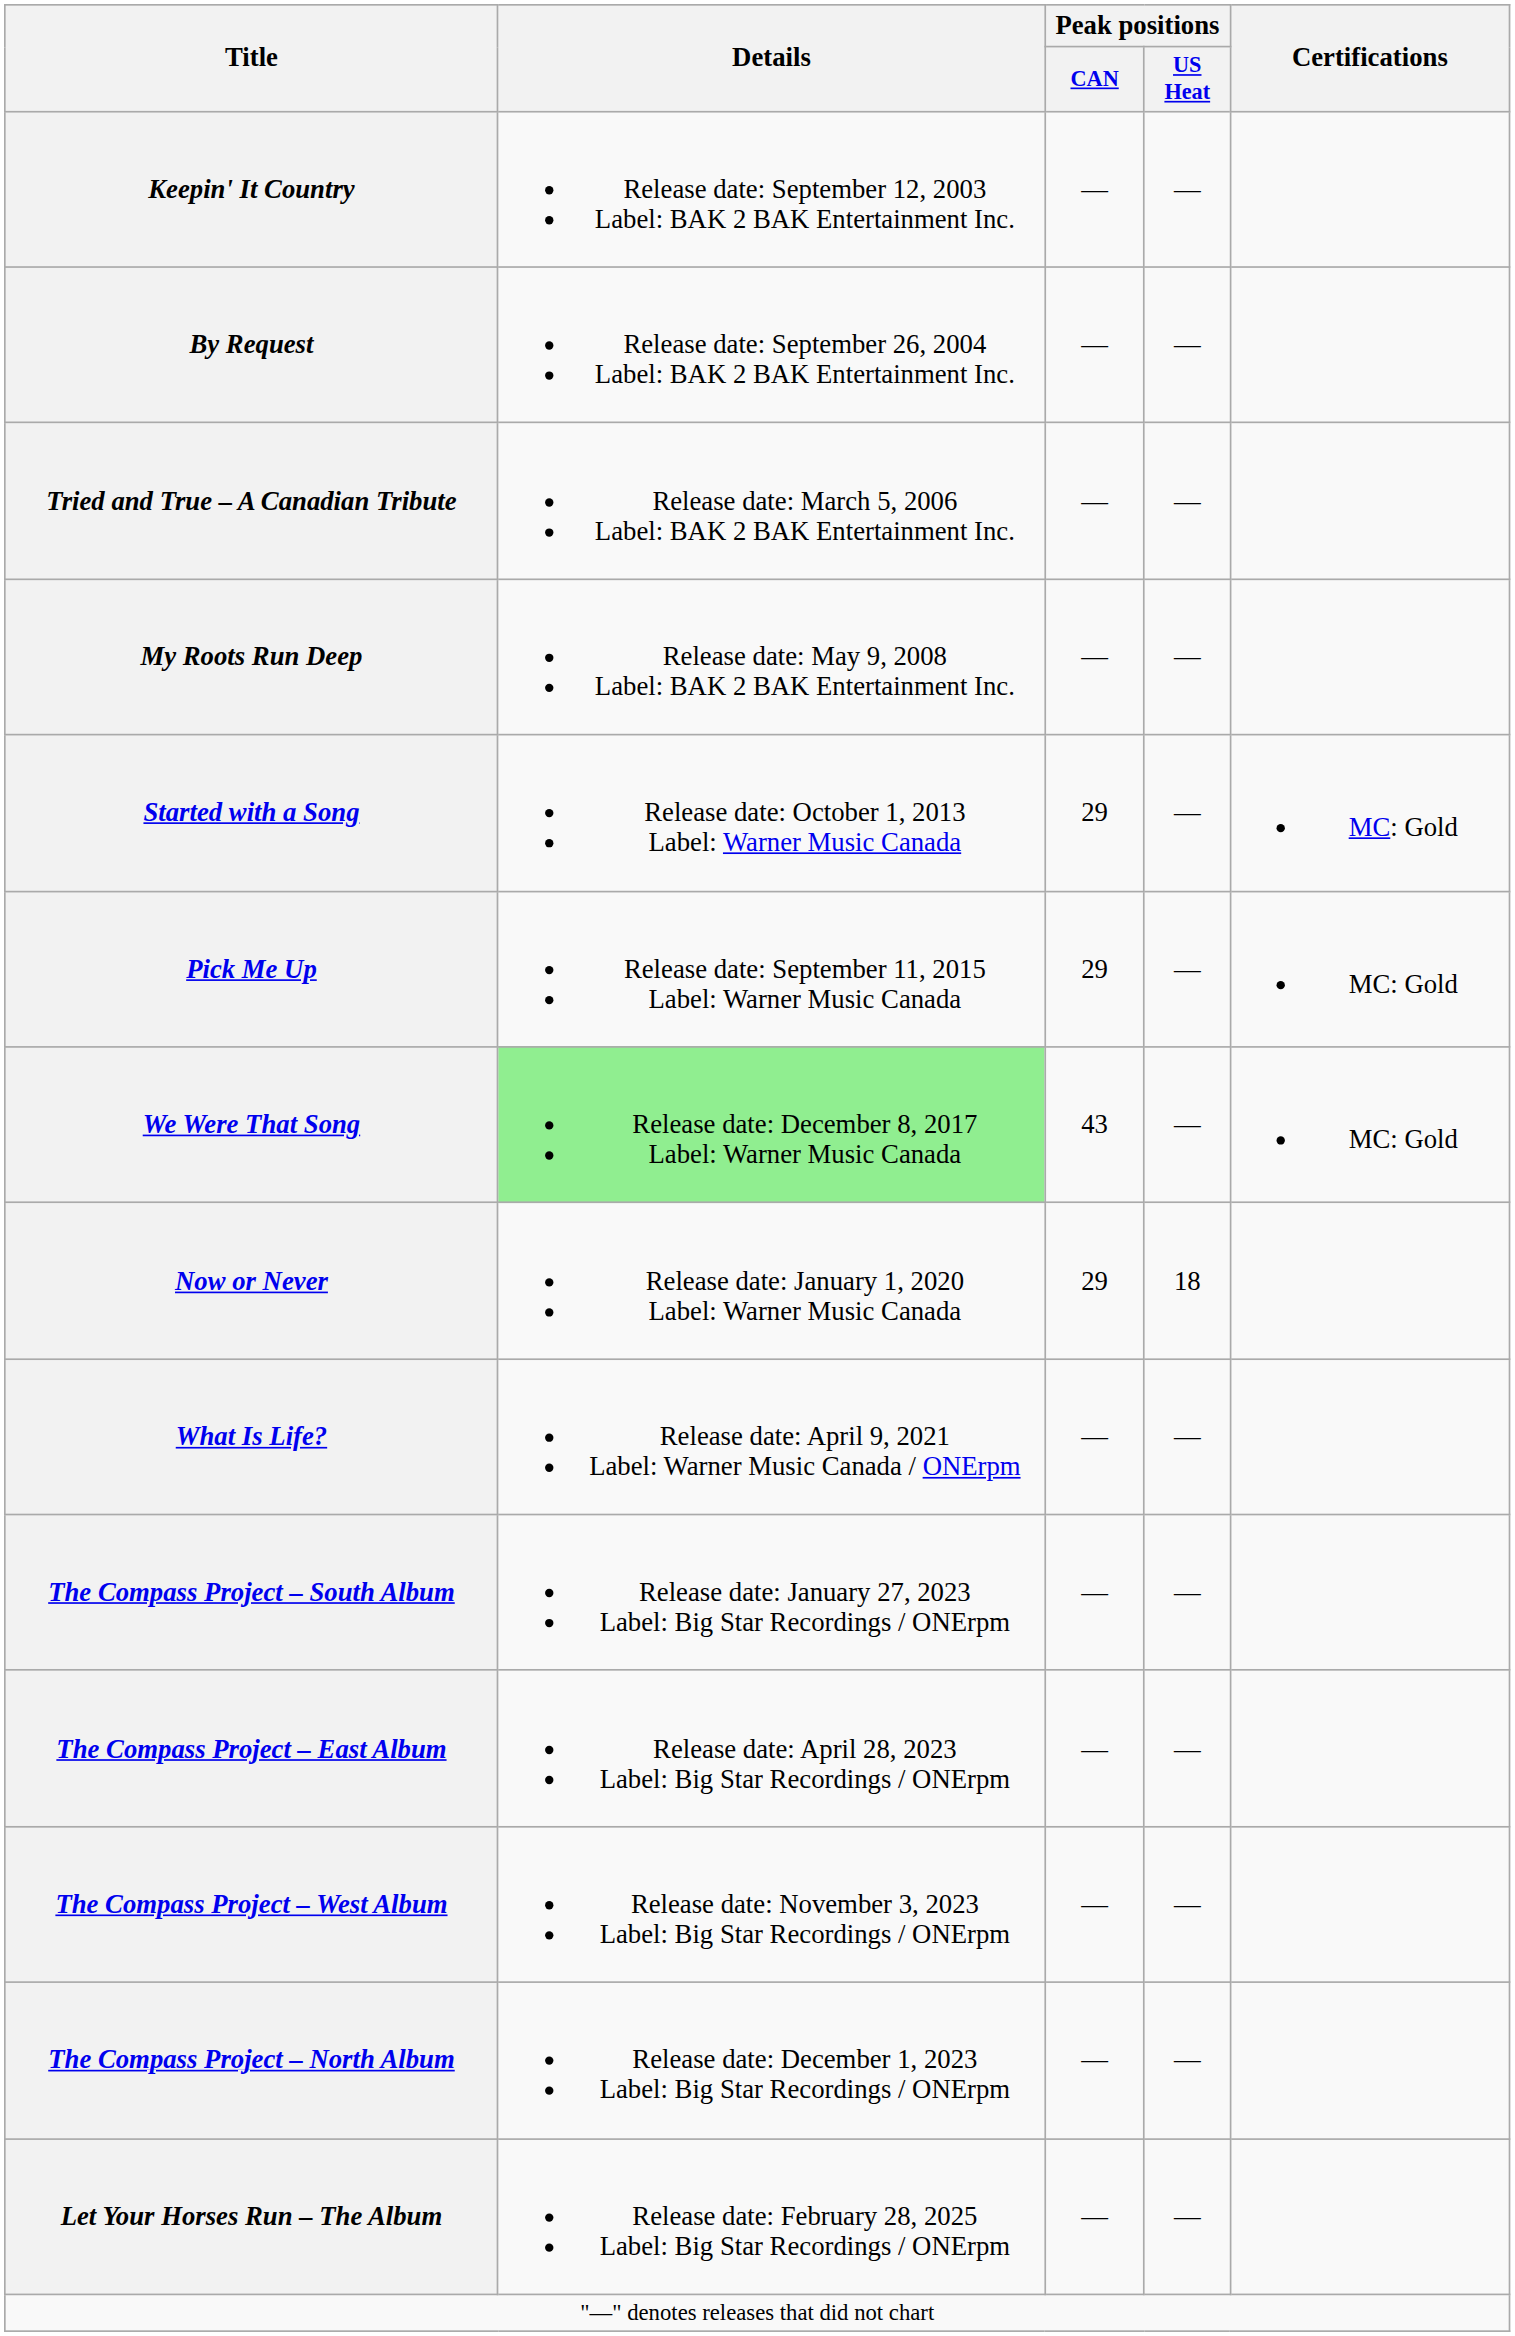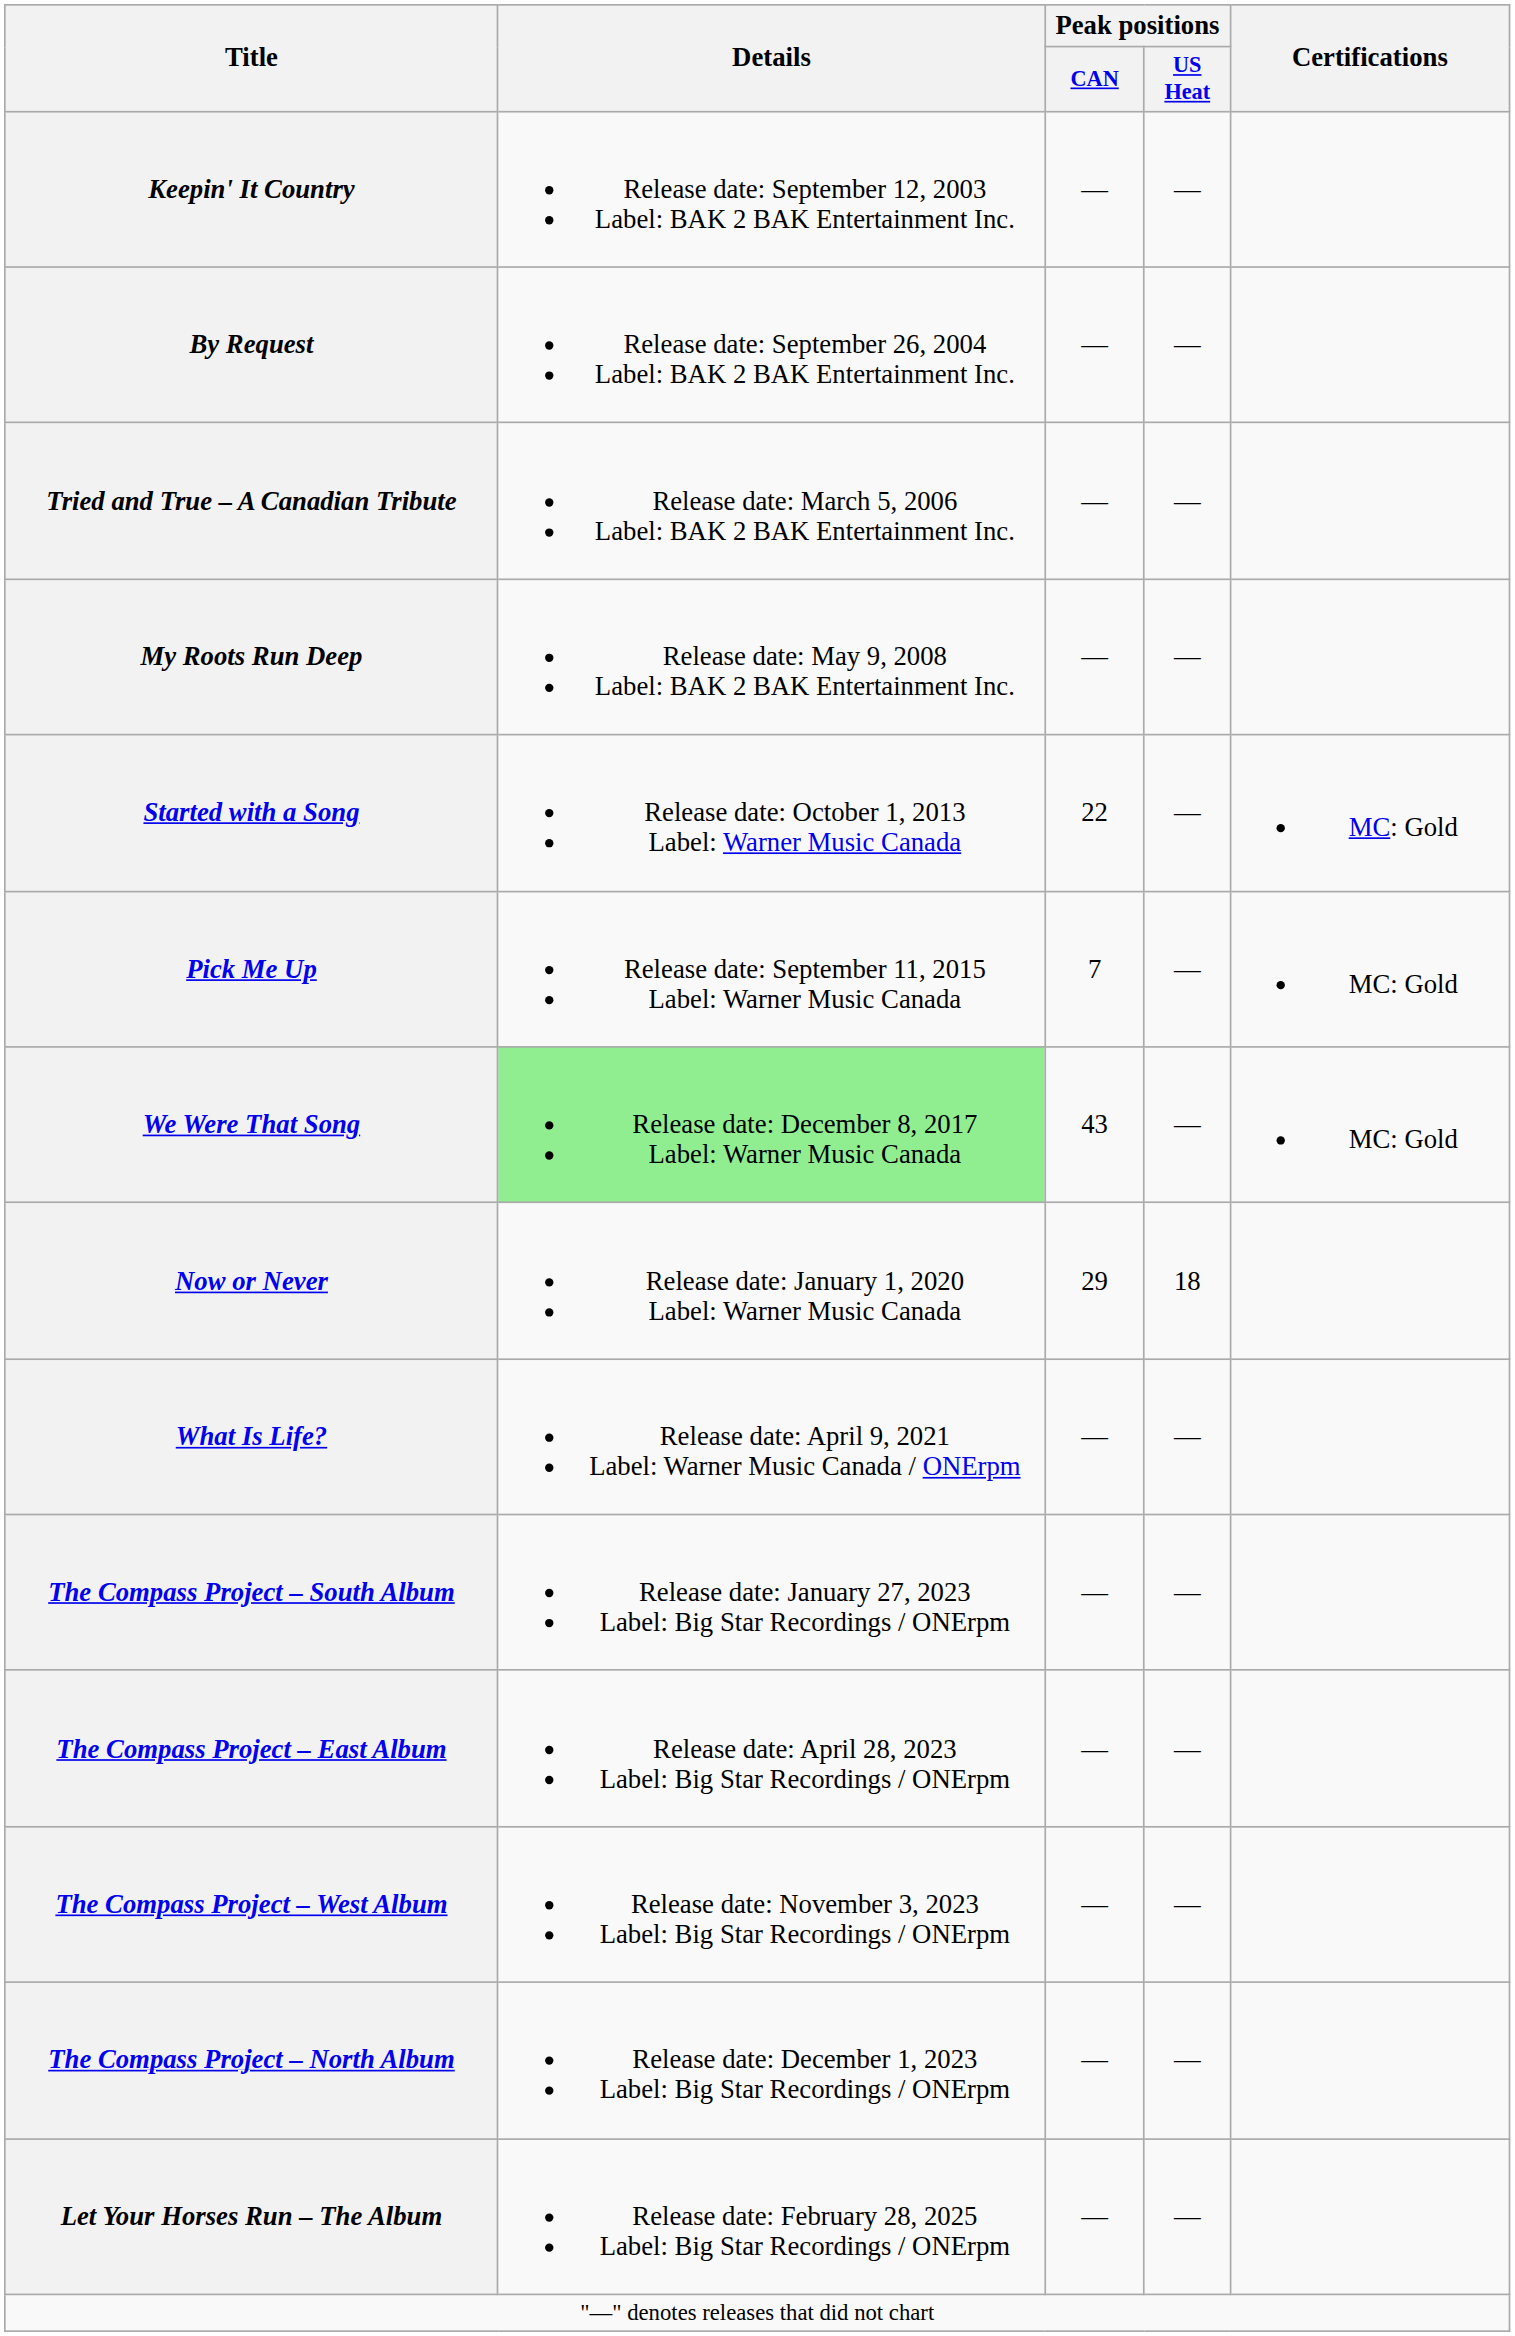(1095, 812) 29 -> (1095, 812) 22
(1095, 968) 29 -> (1095, 968) 7
